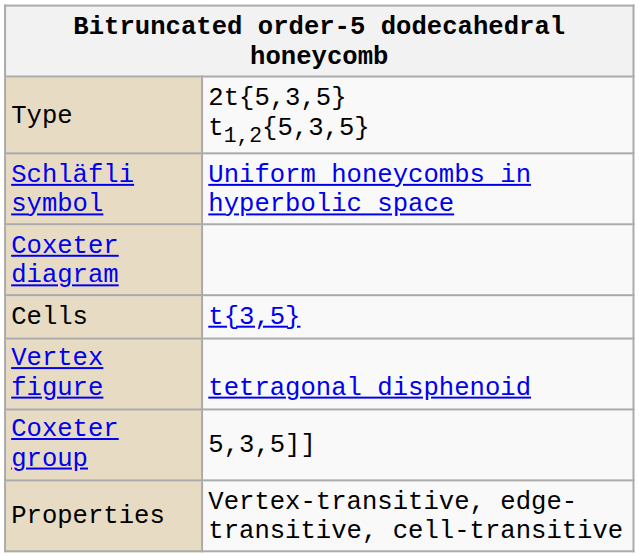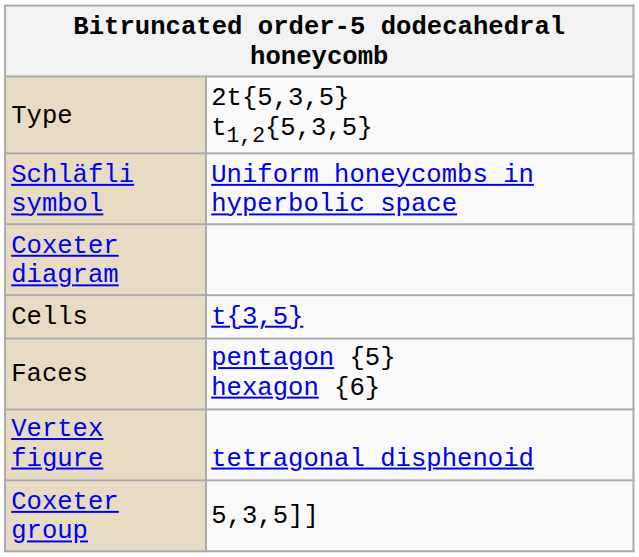+ row: (50, 373)
- row: (88, 516)
